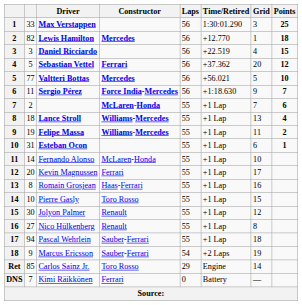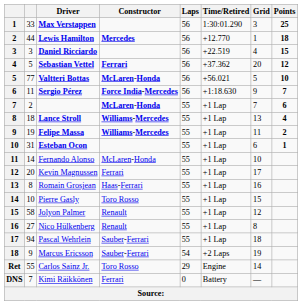(30, 37) 82 -> (30, 37) 44
(118, 78) Mercedes -> (131, 78) McLaren-Honda
(30, 212) 30 -> (30, 212) 58
(30, 266) 85 -> (30, 266) 55
